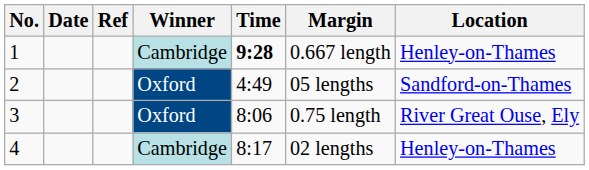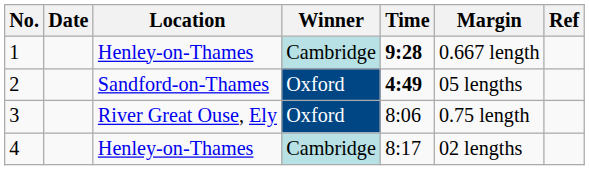columns swapped: (490, 20) <-> (113, 20)
(254, 84) normal -> (404, 84) bold
